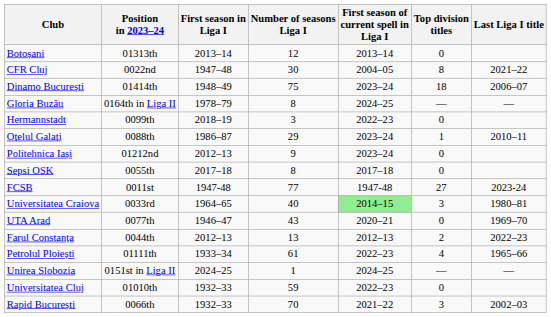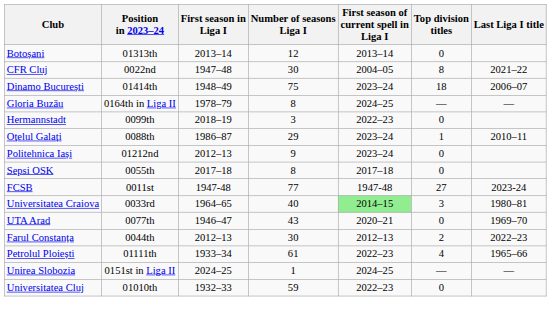(293, 237) 13 -> (293, 237) 30
- row: (41, 304)
